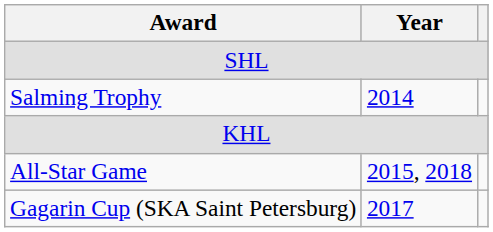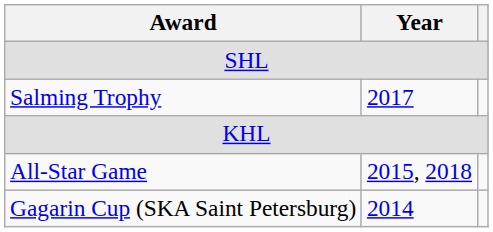(390, 97) 2014 -> (390, 97) 2017
(390, 208) 2017 -> (390, 208) 2014
